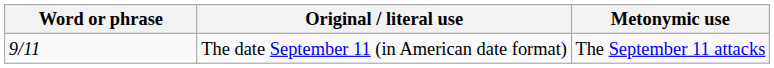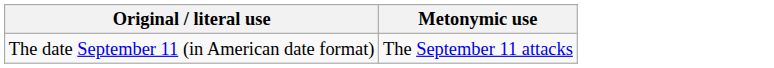- column: (101, 19)
